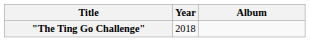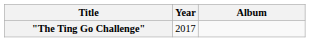(185, 28) 2018 -> (185, 28) 2017
